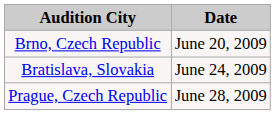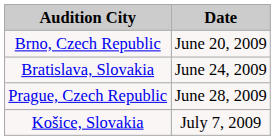+ row: (88, 122)
